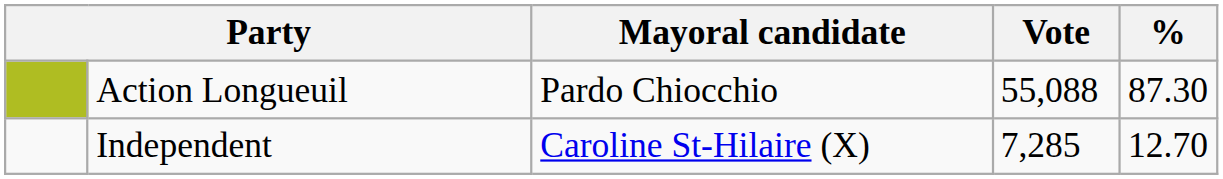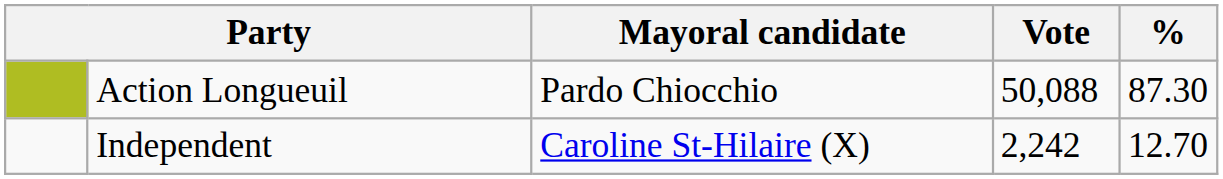(1049, 88) 55,088 -> (1049, 88) 50,088
(1041, 145) 7,285 -> (1041, 145) 2,242
